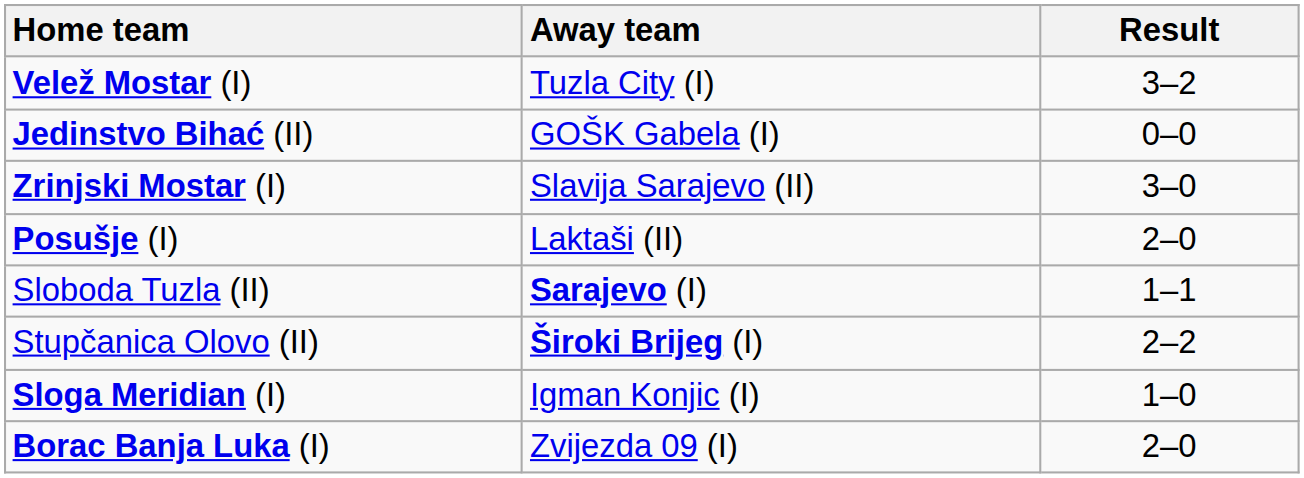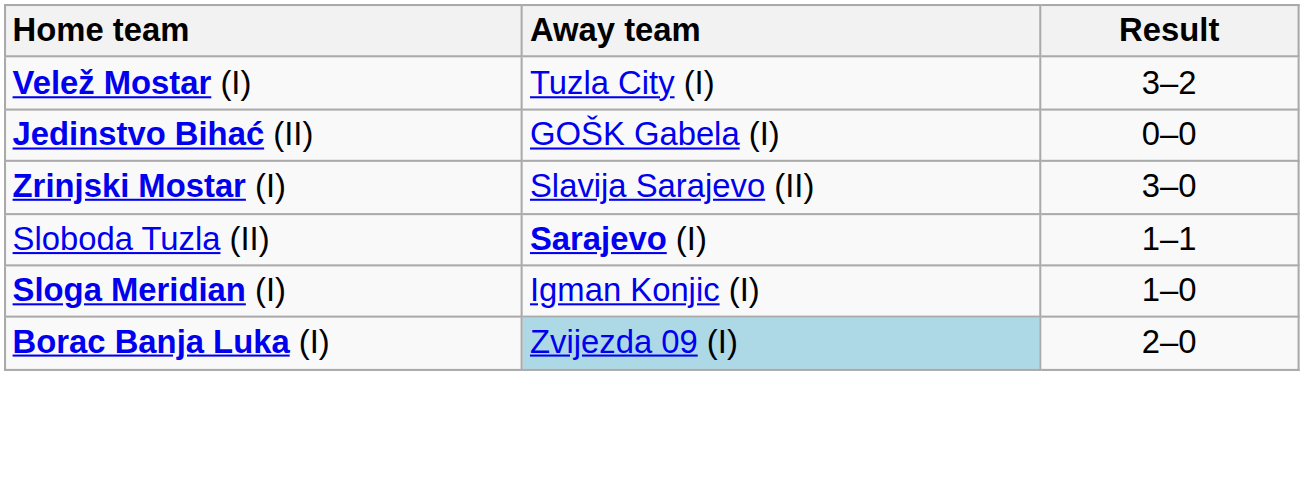- row: (96, 238)
- row: (166, 342)
(634, 446) no background -> (634, 342) lightblue background
